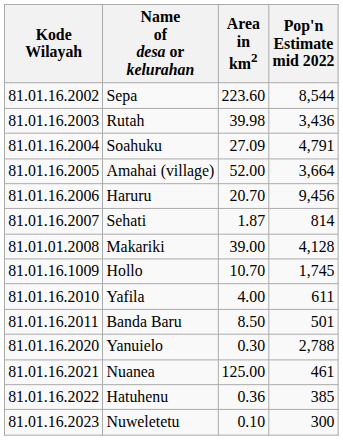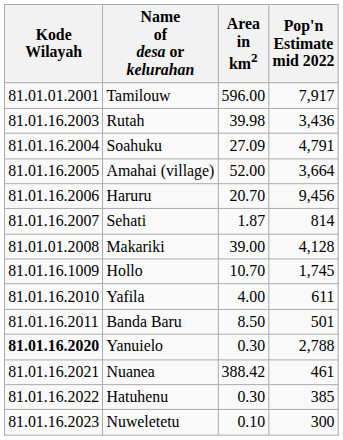+ row: (139, 95)
- row: (122, 95)
(54, 346) normal -> (54, 346) bold
(243, 371) 125.00 -> (243, 371) 388.42
(251, 397) 0.36 -> (251, 397) 0.30
